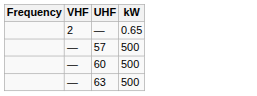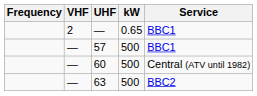+ column: (199, 13)
